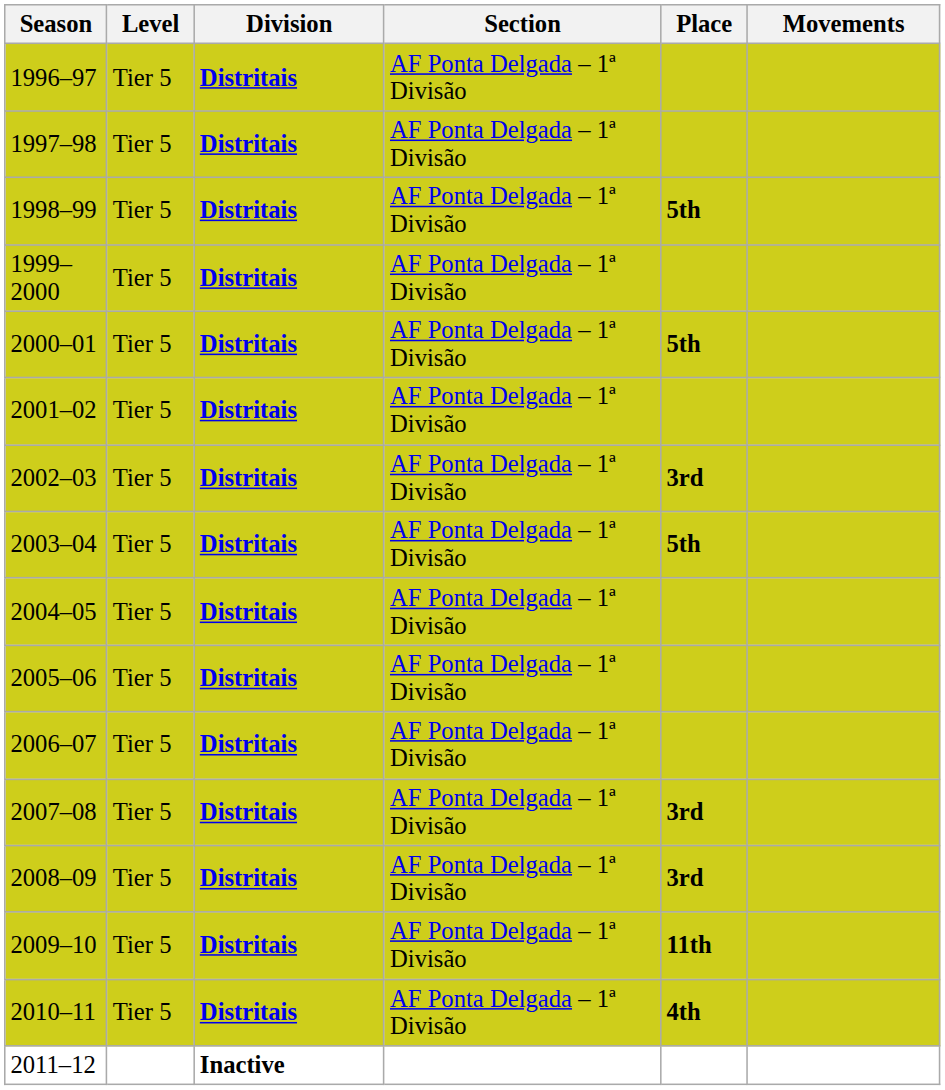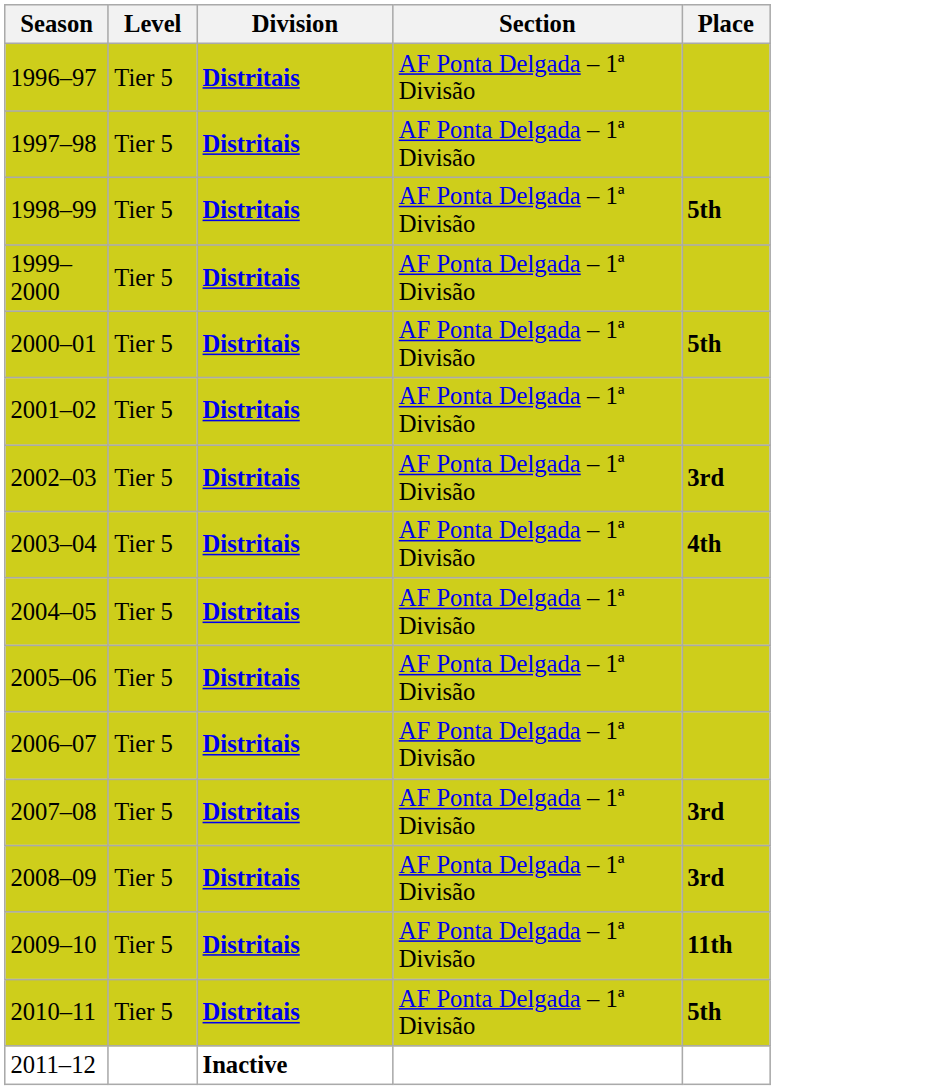- column: (844, 24)
(684, 544) 5th -> (704, 544) 4th
(684, 1012) 4th -> (704, 1012) 5th
